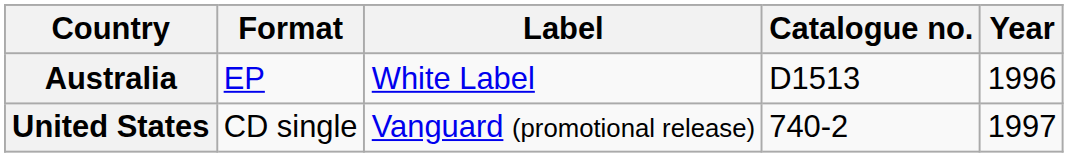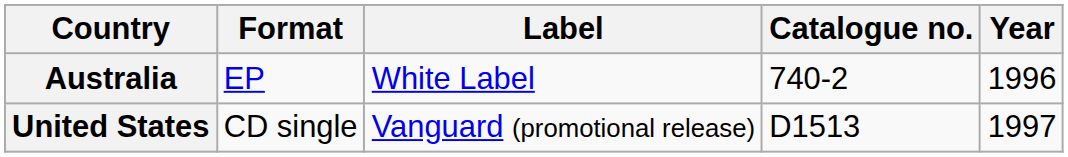(815, 77) D1513 -> (809, 77) 740-2
(809, 126) 740-2 -> (815, 126) D1513
